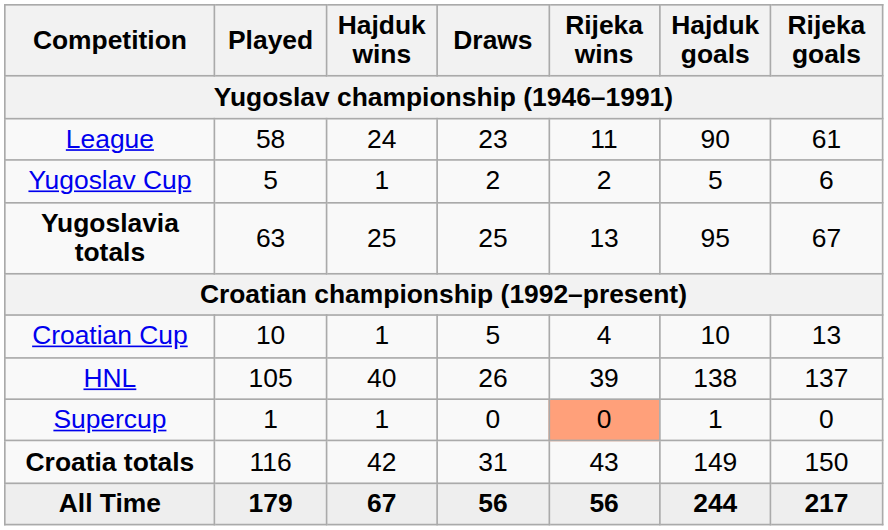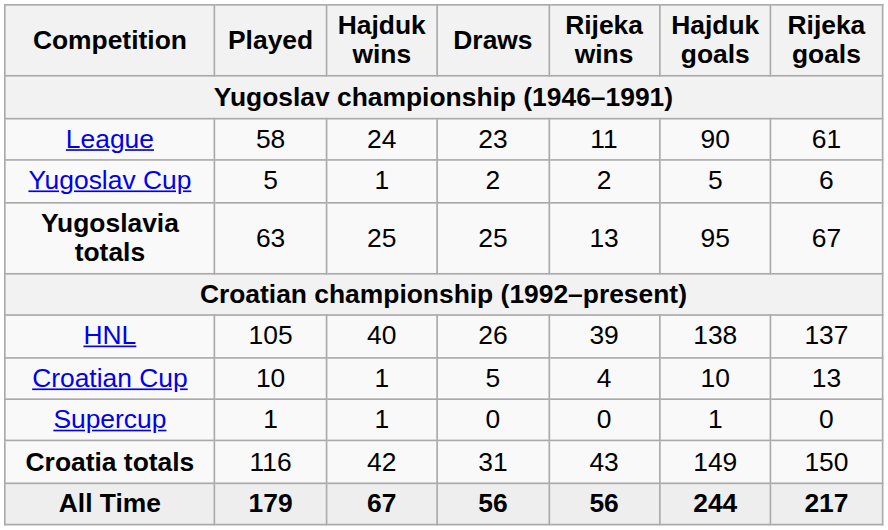rows swapped: (110, 377) <-> (110, 336)
(604, 419) lightsalmon background -> (604, 419) no background
